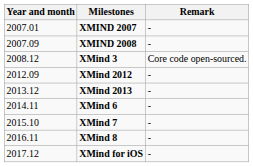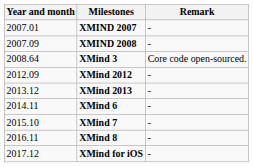(23, 59) 2008.12 -> (23, 59) 2008.64
